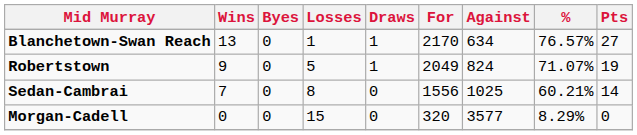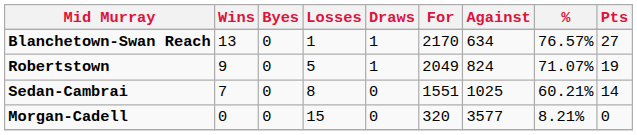(441, 92) 1556 -> (441, 92) 1551
(561, 117) 8.29% -> (561, 117) 8.21%
